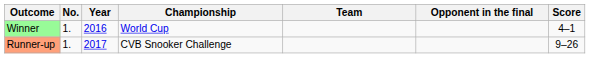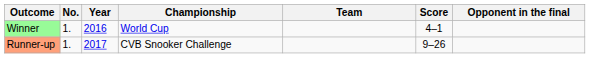columns swapped: (482, 12) <-> (567, 12)
